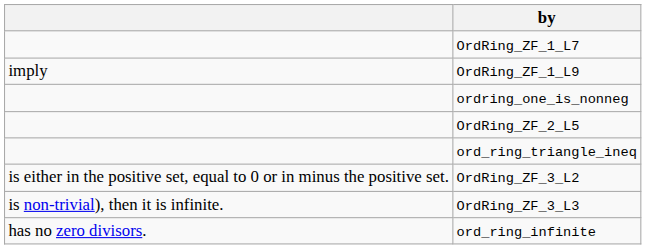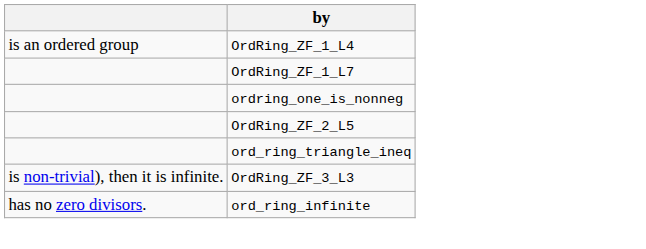+ row: (293, 46)
- row: (518, 73)
- row: (518, 179)
